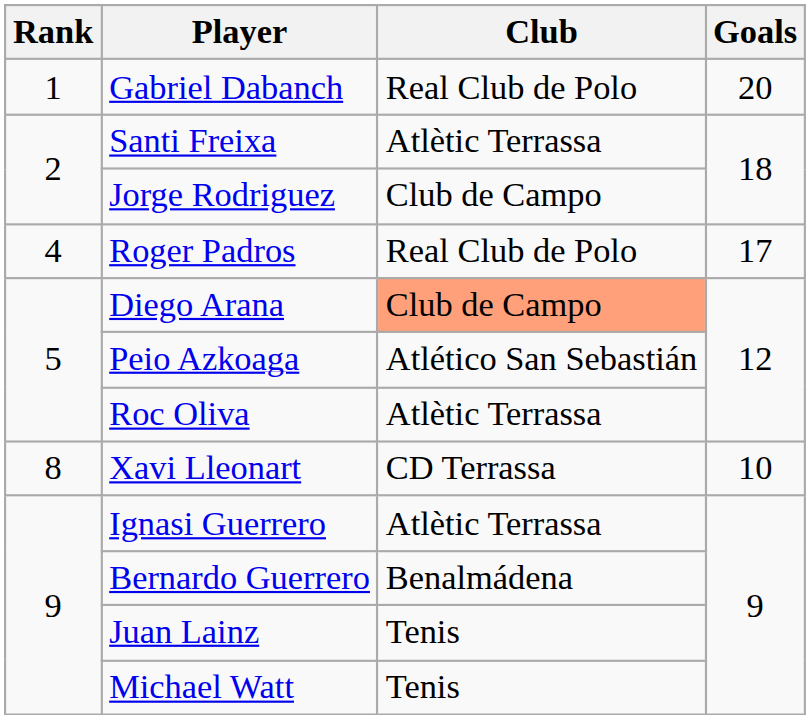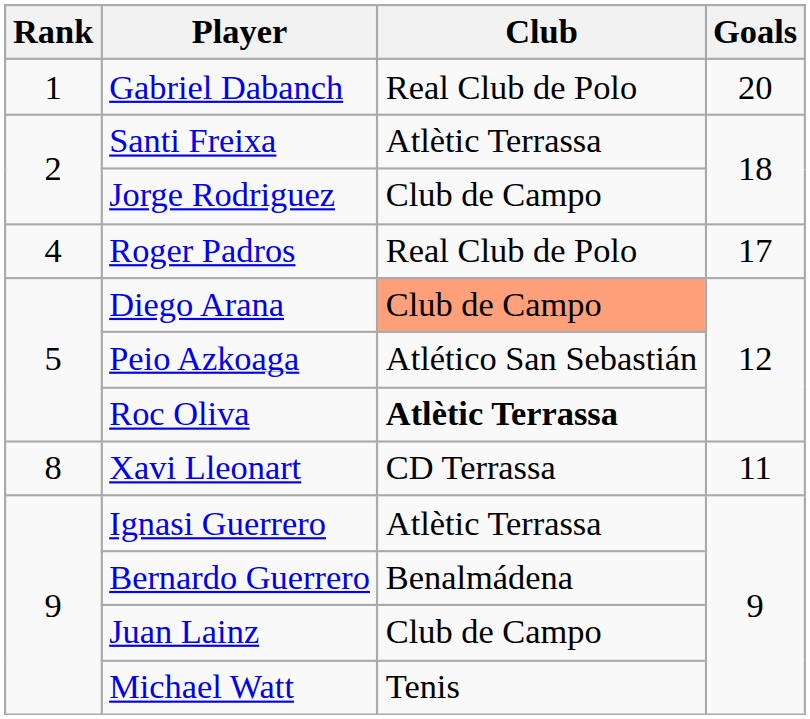(494, 413) normal -> (502, 413) bold
(755, 468) 10 -> (755, 468) 11
(423, 631) Tenis -> (494, 631) Club de Campo
